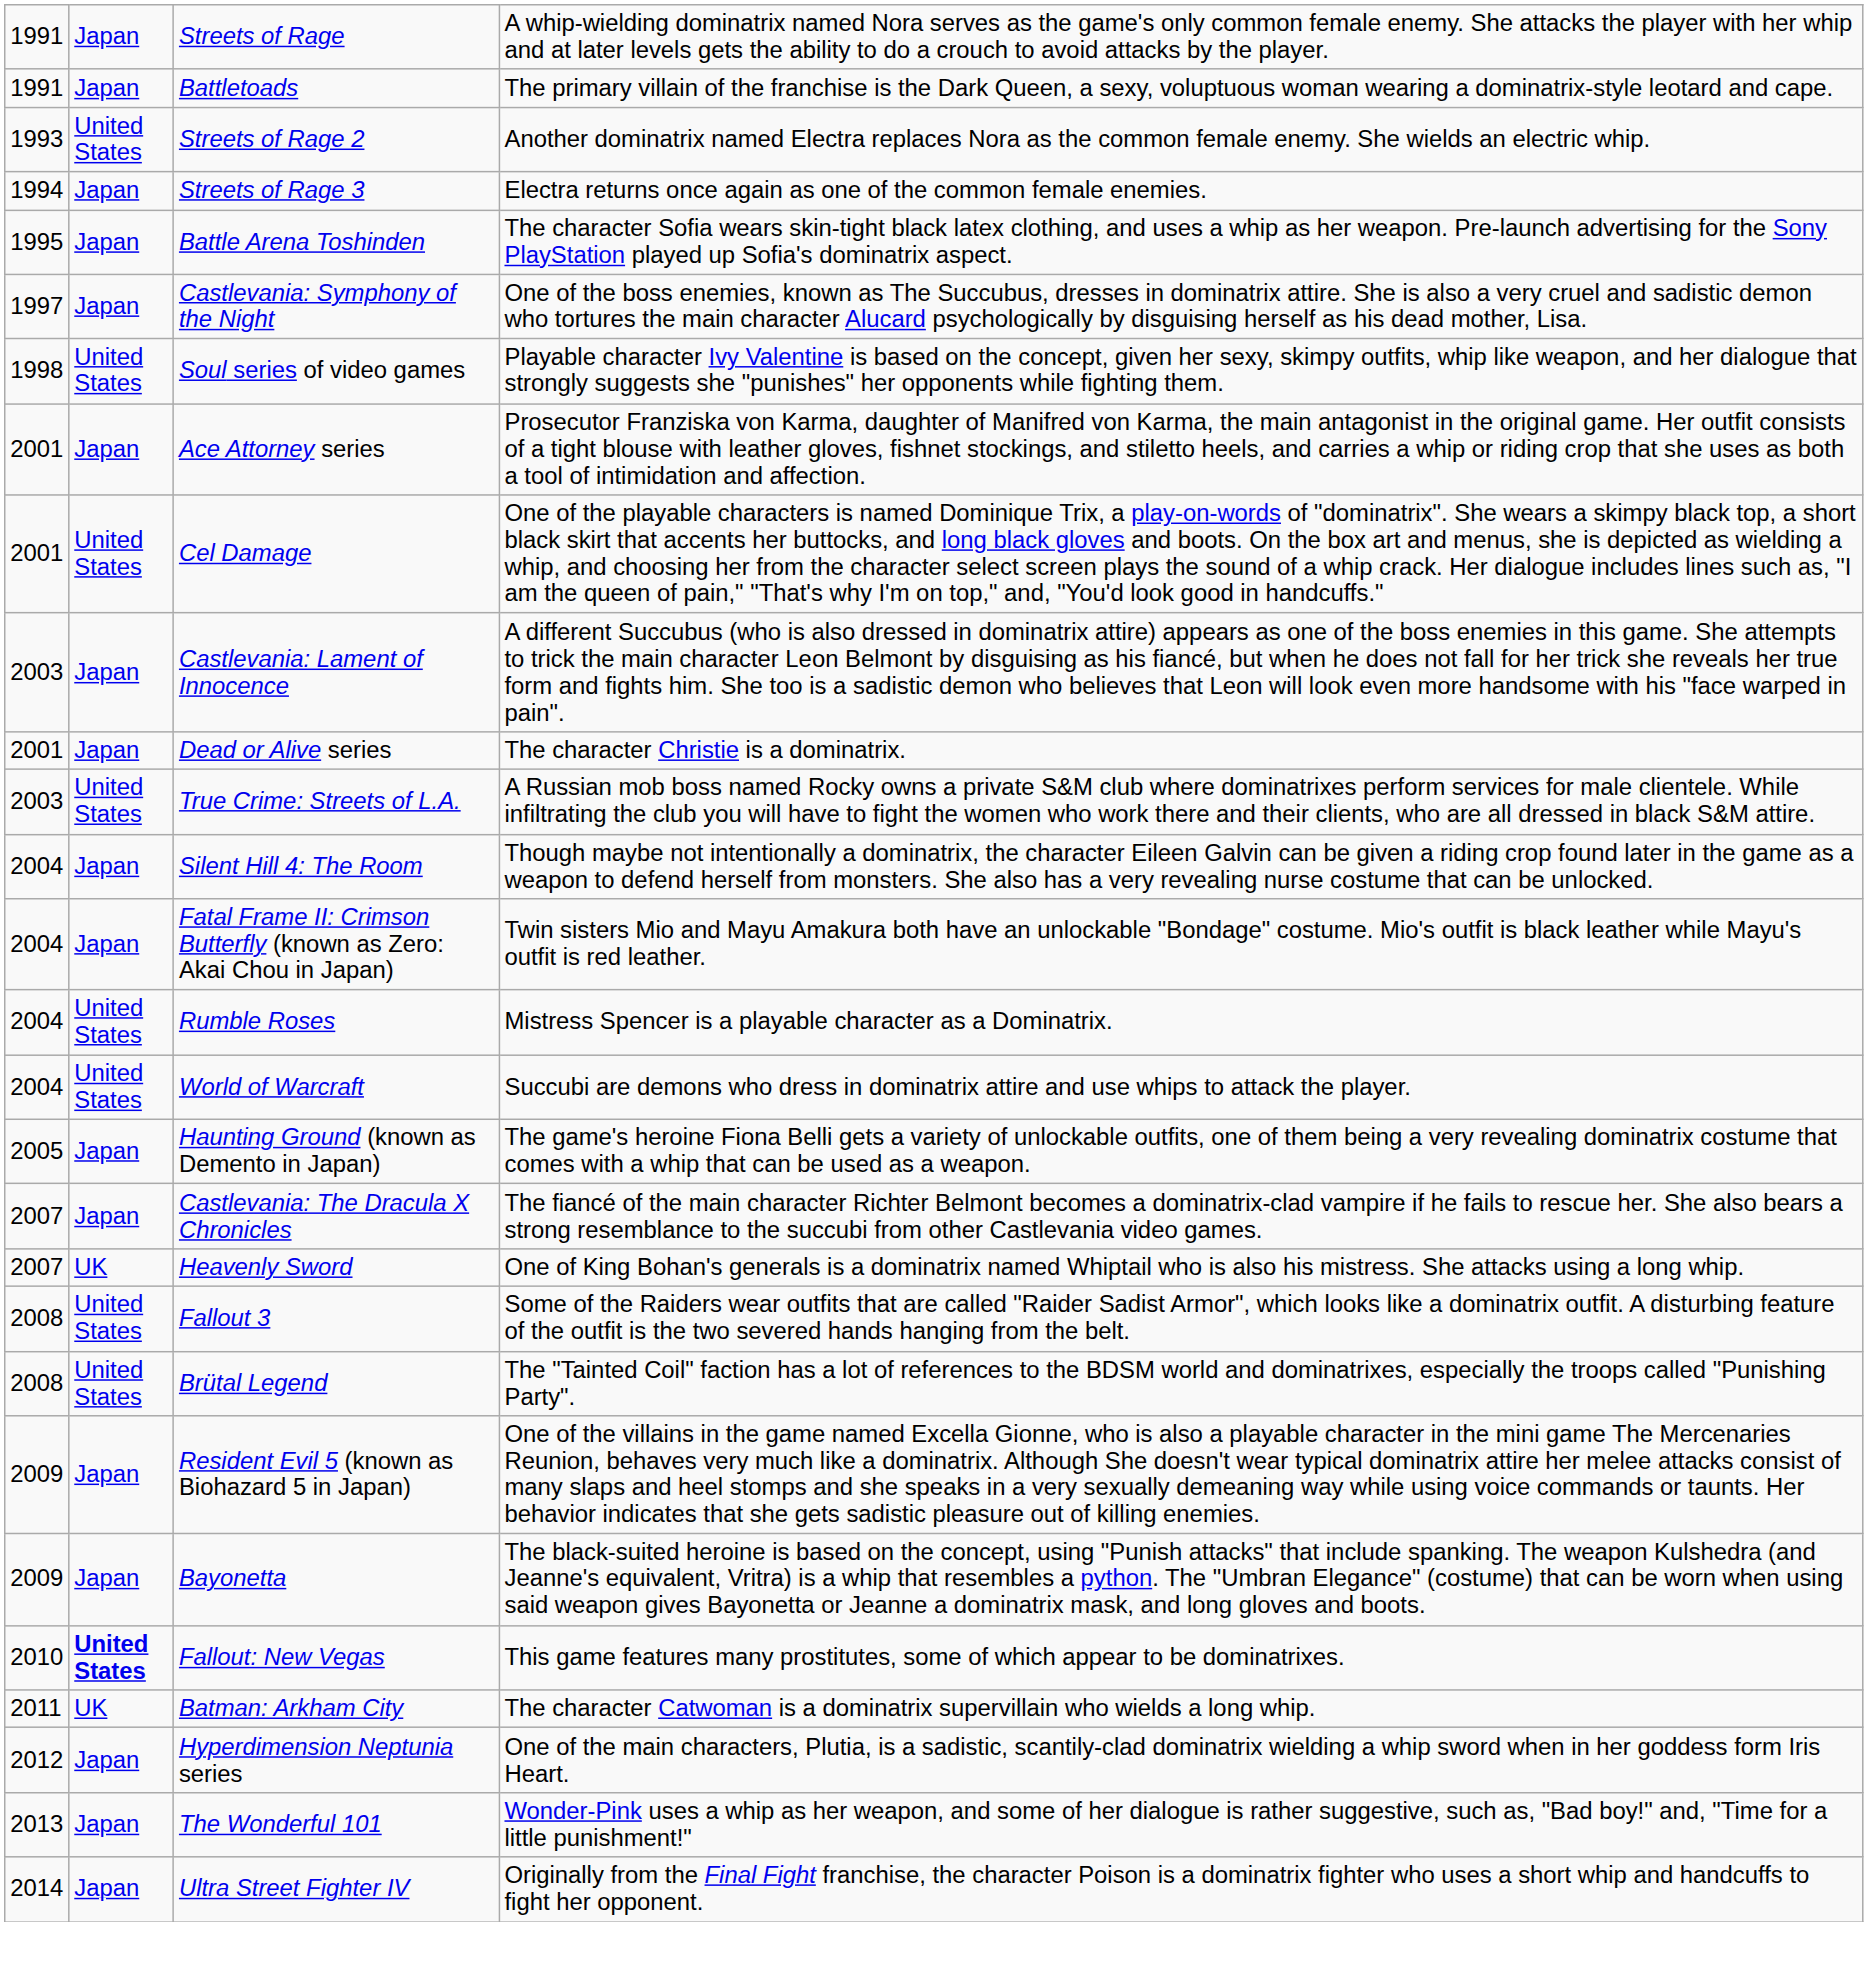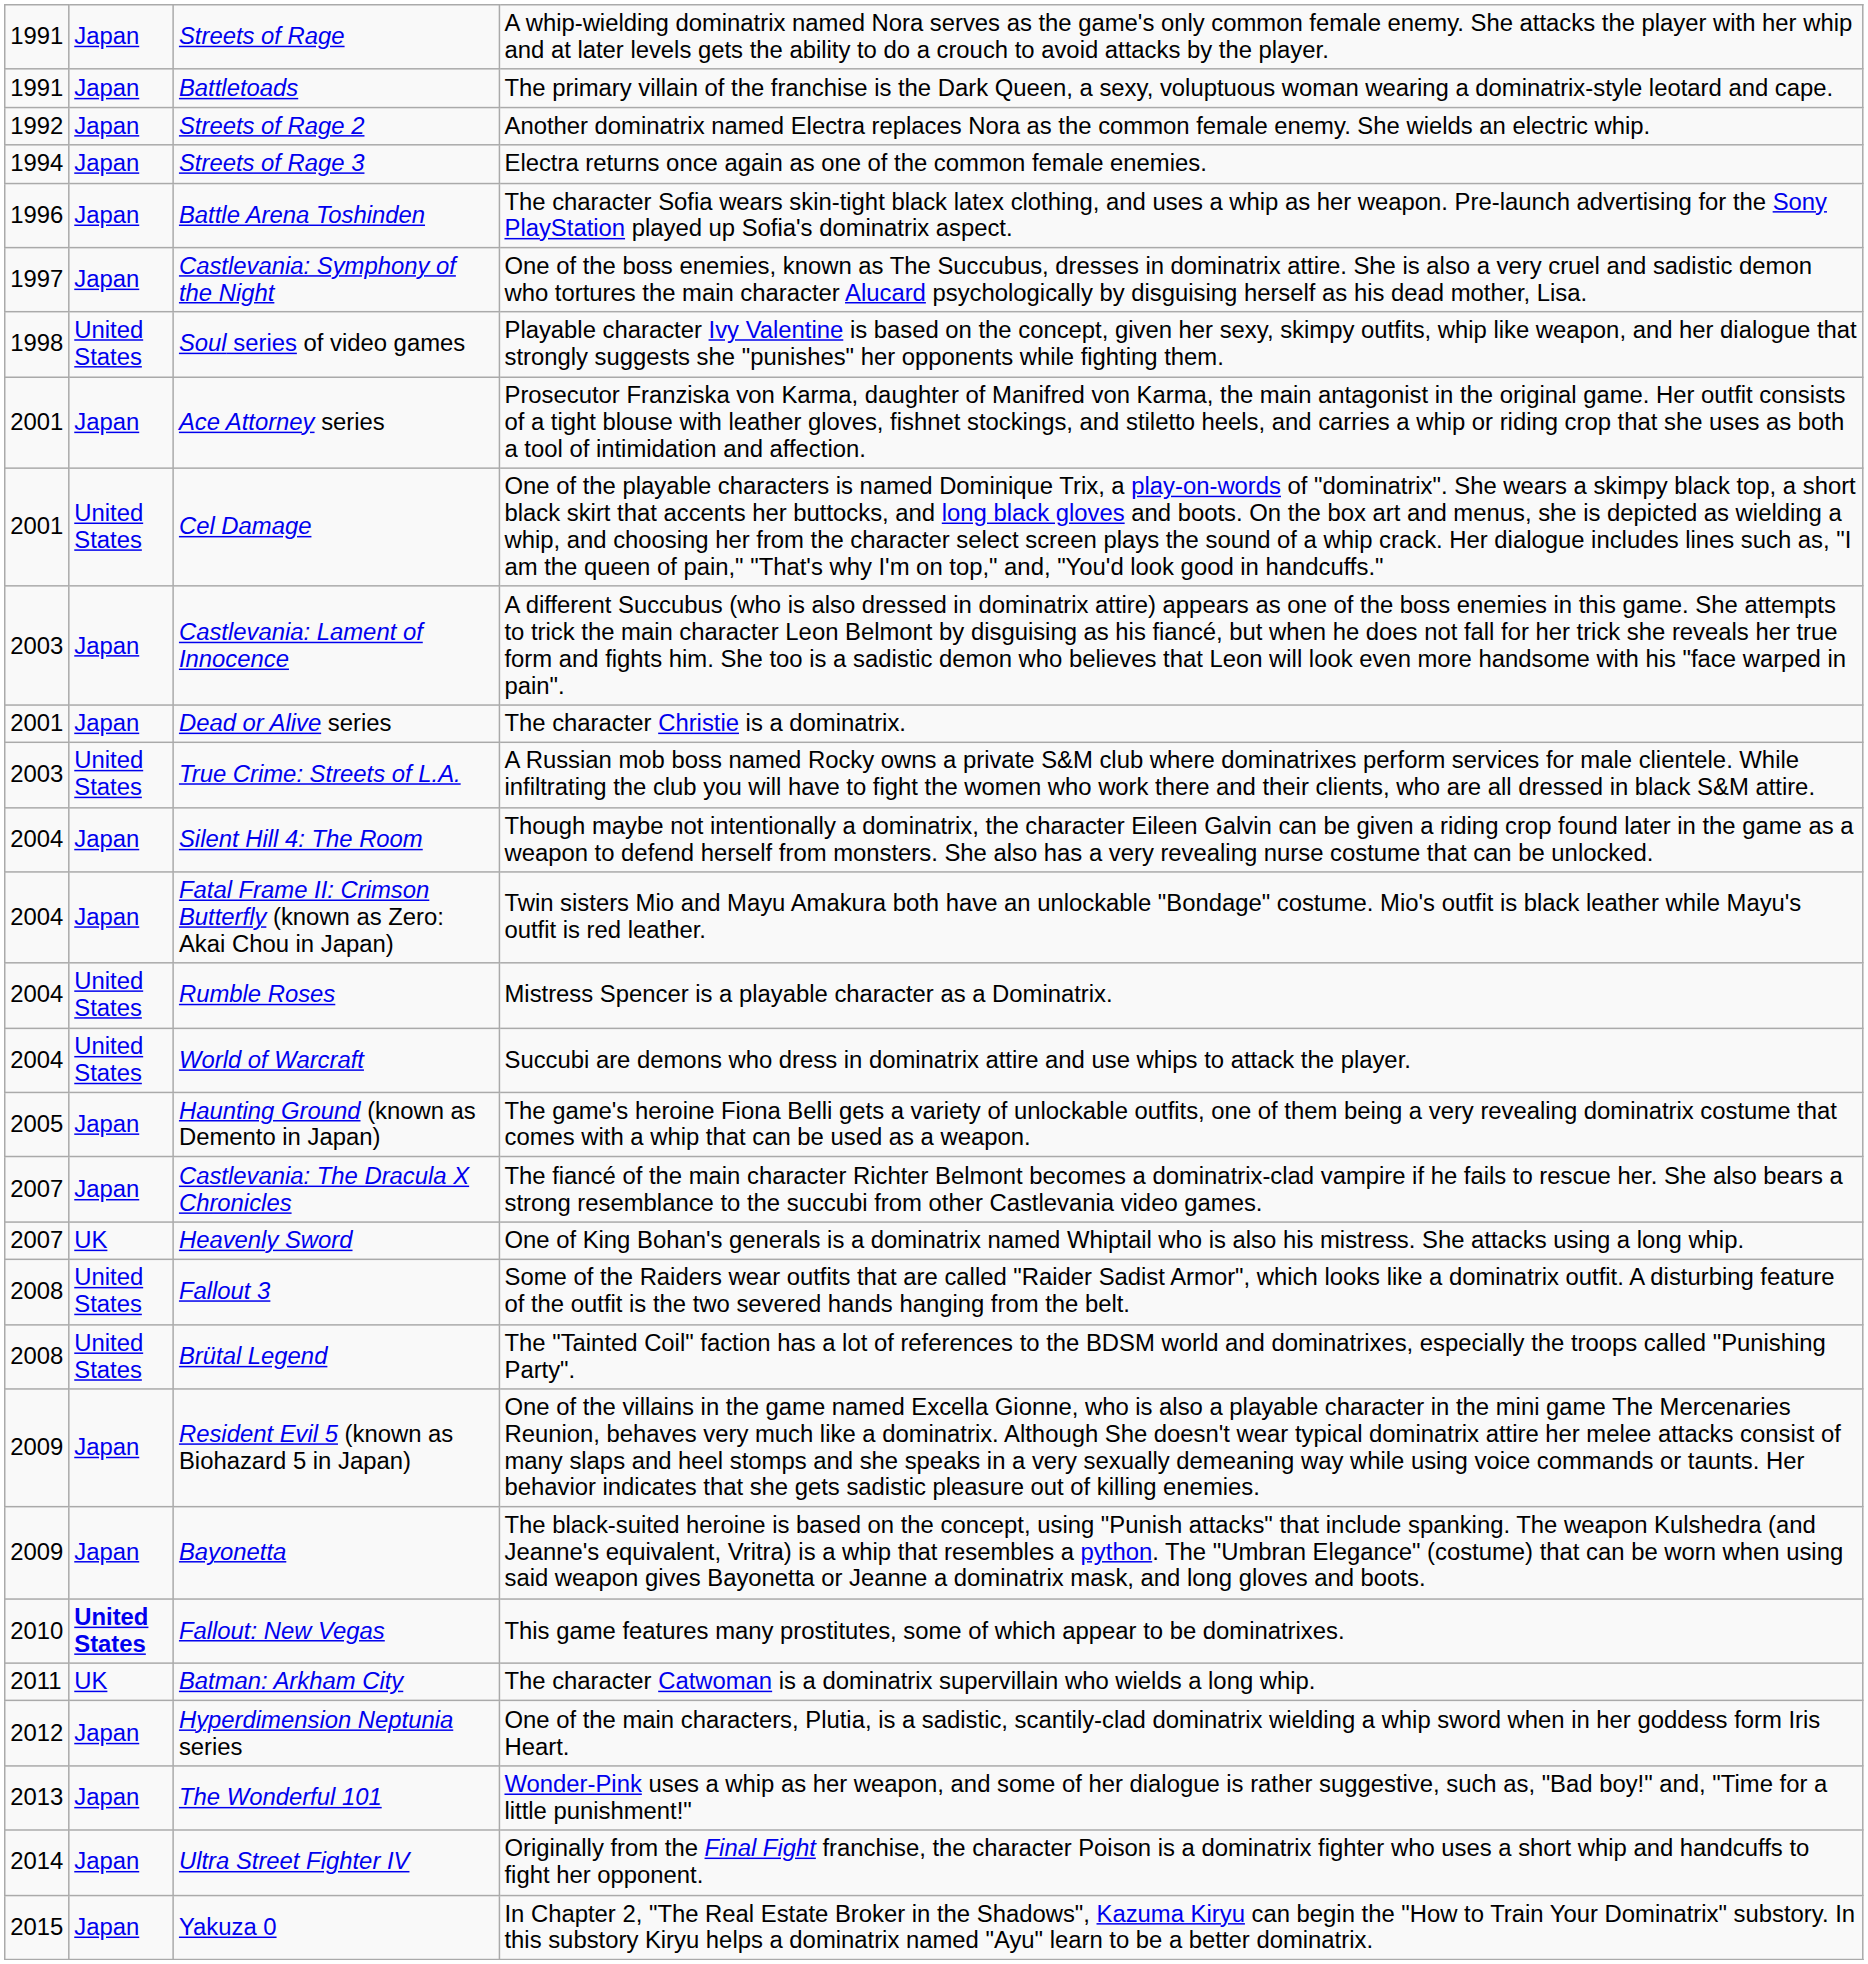(37, 139) 1993 -> (37, 125) 1992
(109, 139) United States -> (107, 125) Japan
(37, 241) 1995 -> (37, 214) 1996
+ row: (228, 1926)
